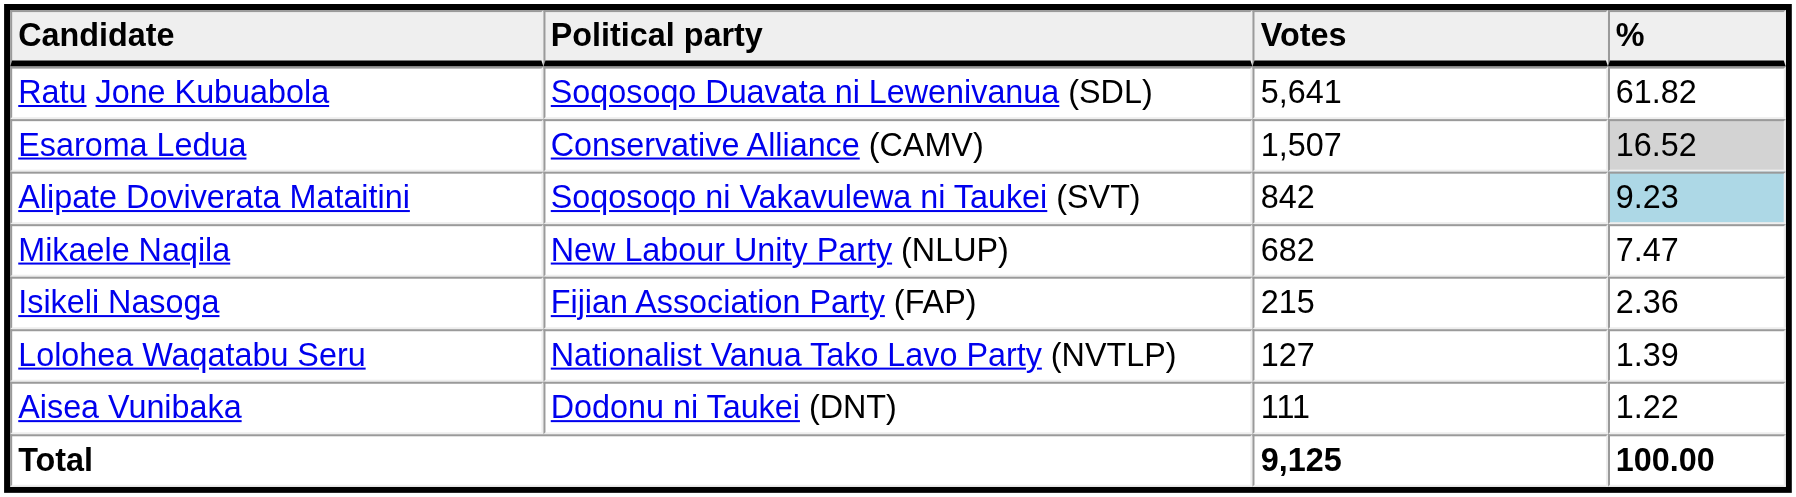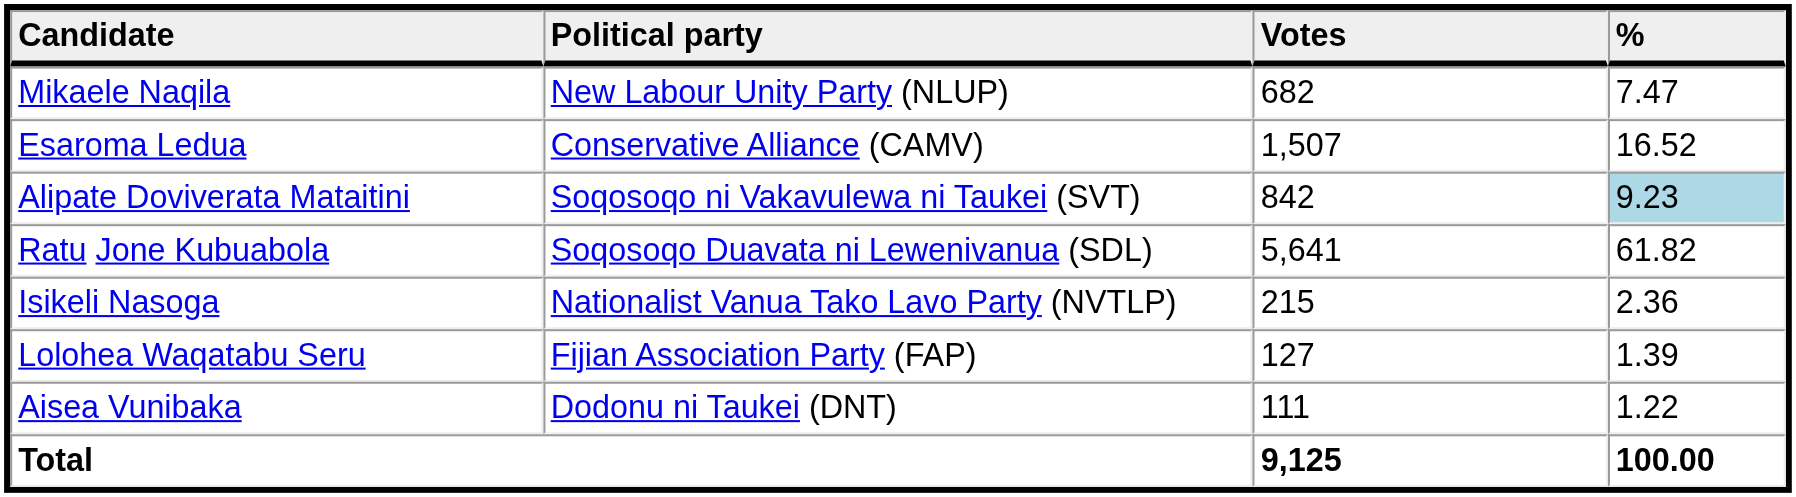rows swapped: (174, 92) <-> (124, 249)
(1656, 144) lightgrey background -> (1656, 144) no background
(764, 302) Fijian Association Party (FAP) -> (864, 302) Nationalist Vanua Tako Lavo Party (NVTLP)
(864, 354) Nationalist Vanua Tako Lavo Party (NVTLP) -> (764, 354) Fijian Association Party (FAP)
